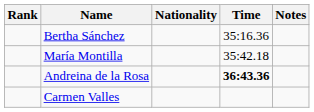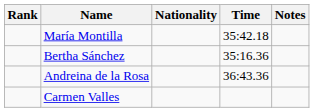rows swapped: (84, 35) <-> (83, 55)
(246, 76) bold -> (246, 76) normal
